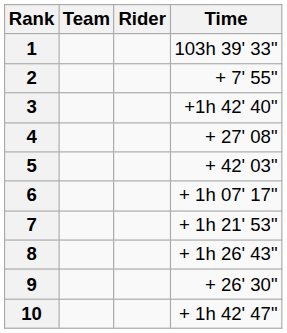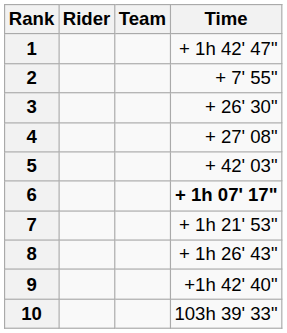columns swapped: (142, 19) <-> (86, 19)
(226, 48) 103h 39' 33" -> (228, 48) + 1h 42' 47"
(231, 107) +1h 42' 40" -> (241, 107) + 26' 30"
(228, 195) normal -> (226, 195) bold
(241, 284) + 26' 30" -> (231, 284) +1h 42' 40"
(228, 313) + 1h 42' 47" -> (226, 313) 103h 39' 33"
